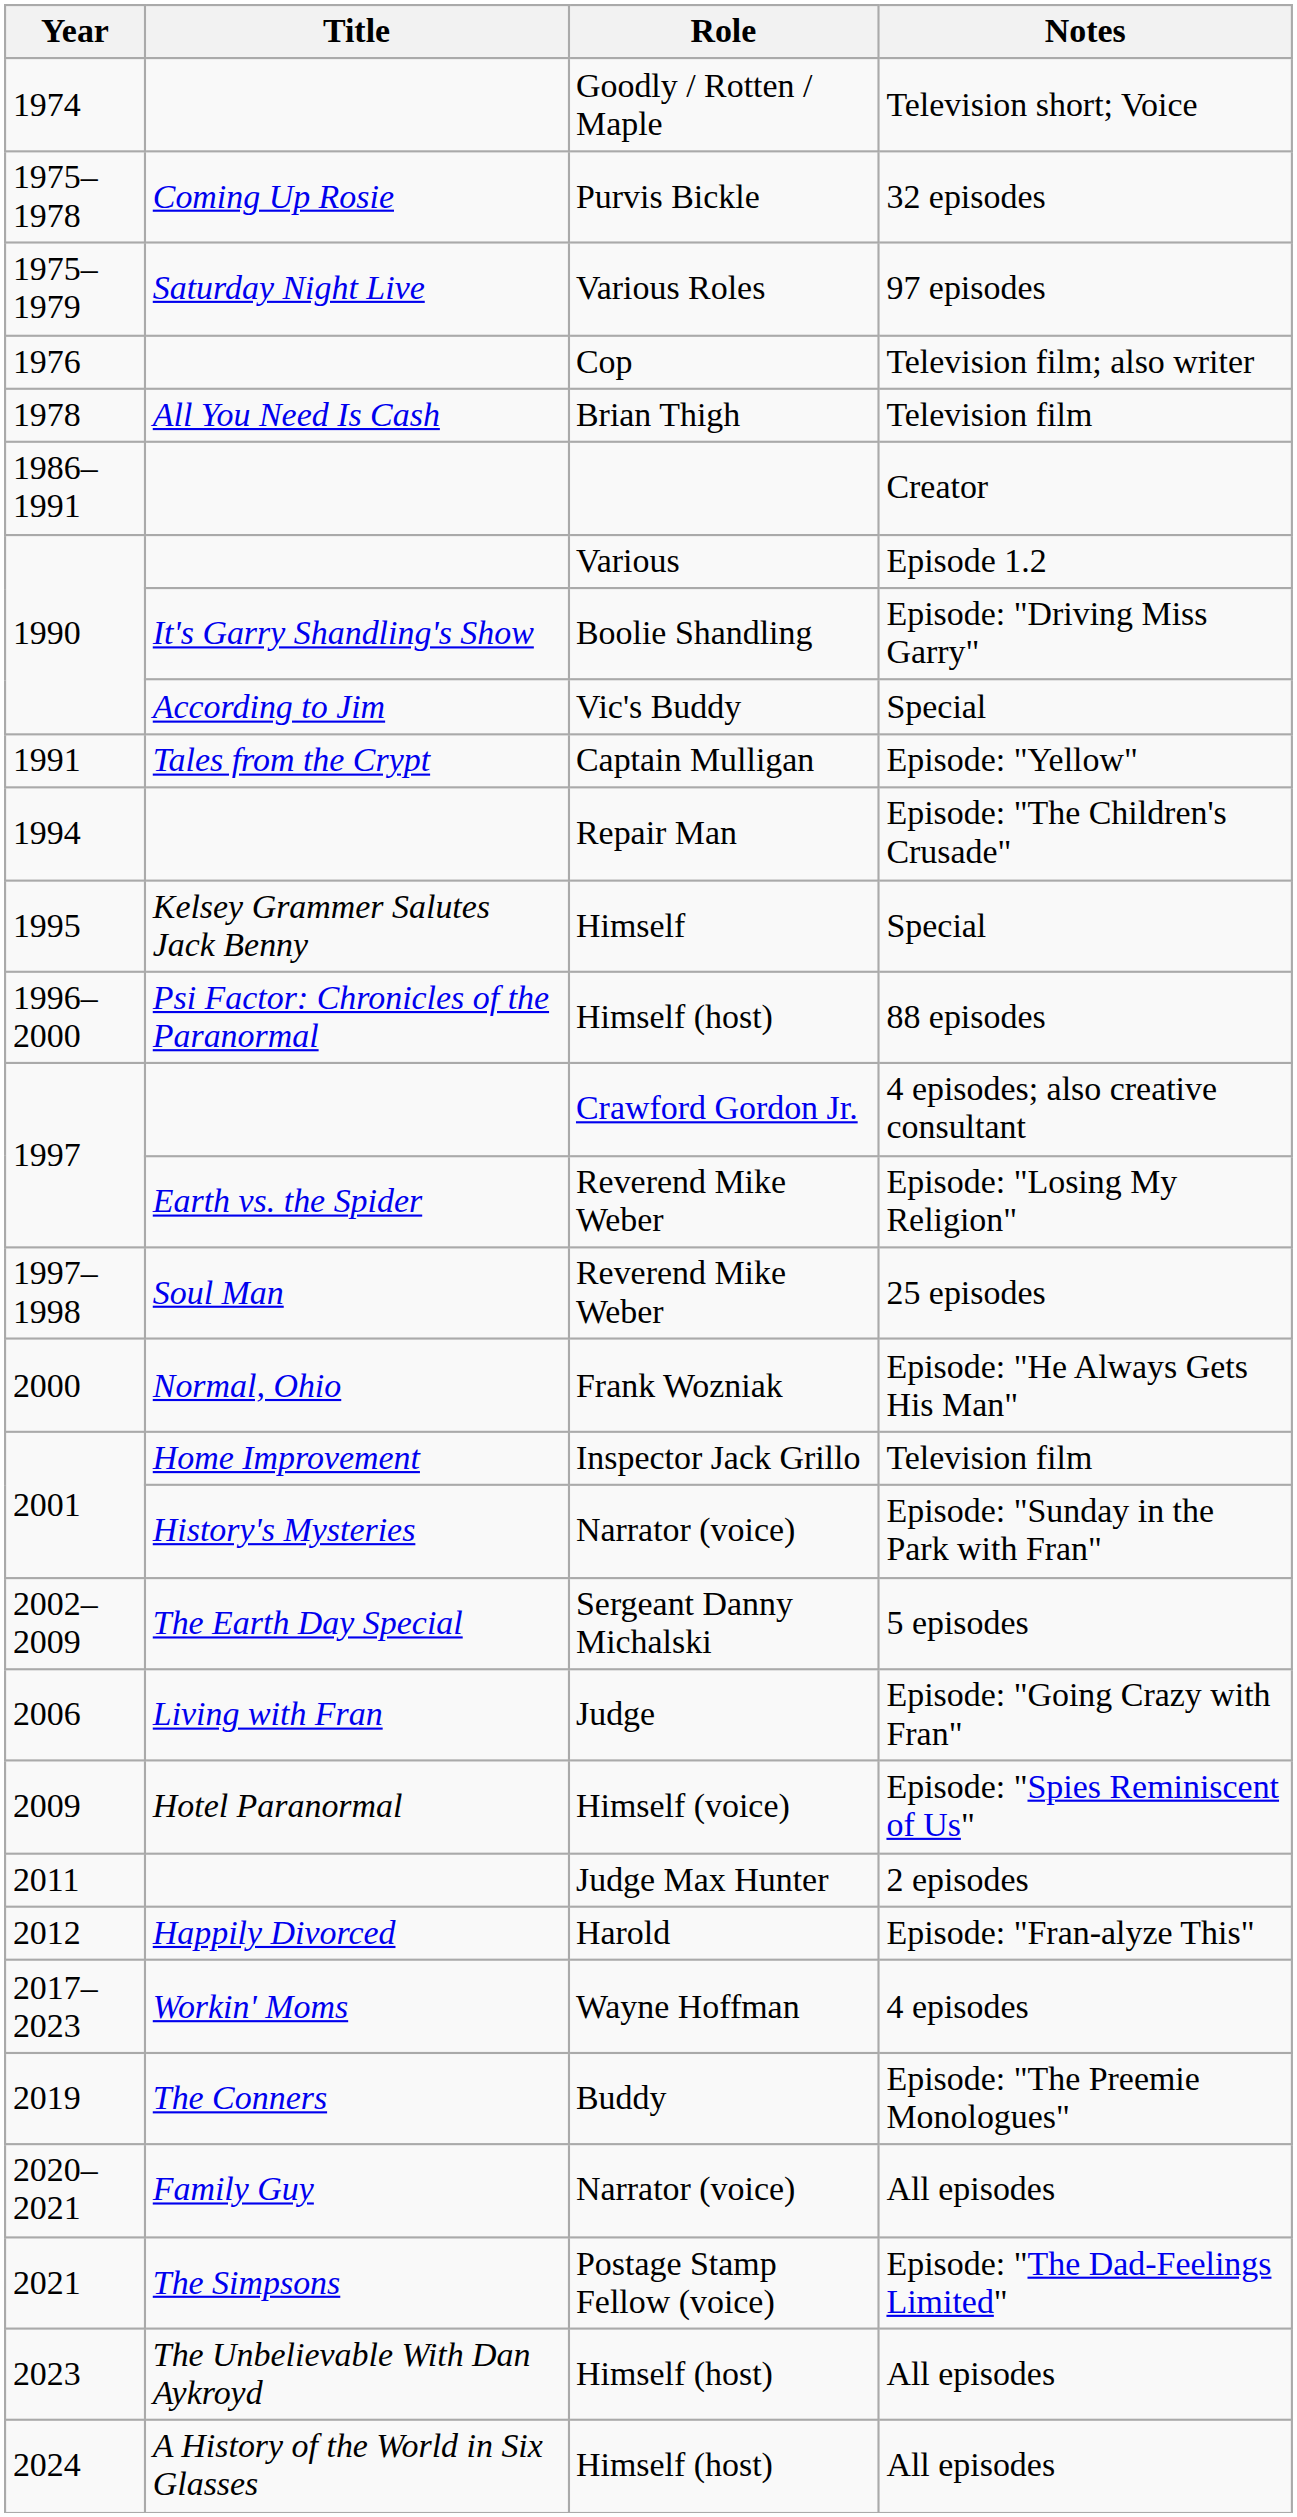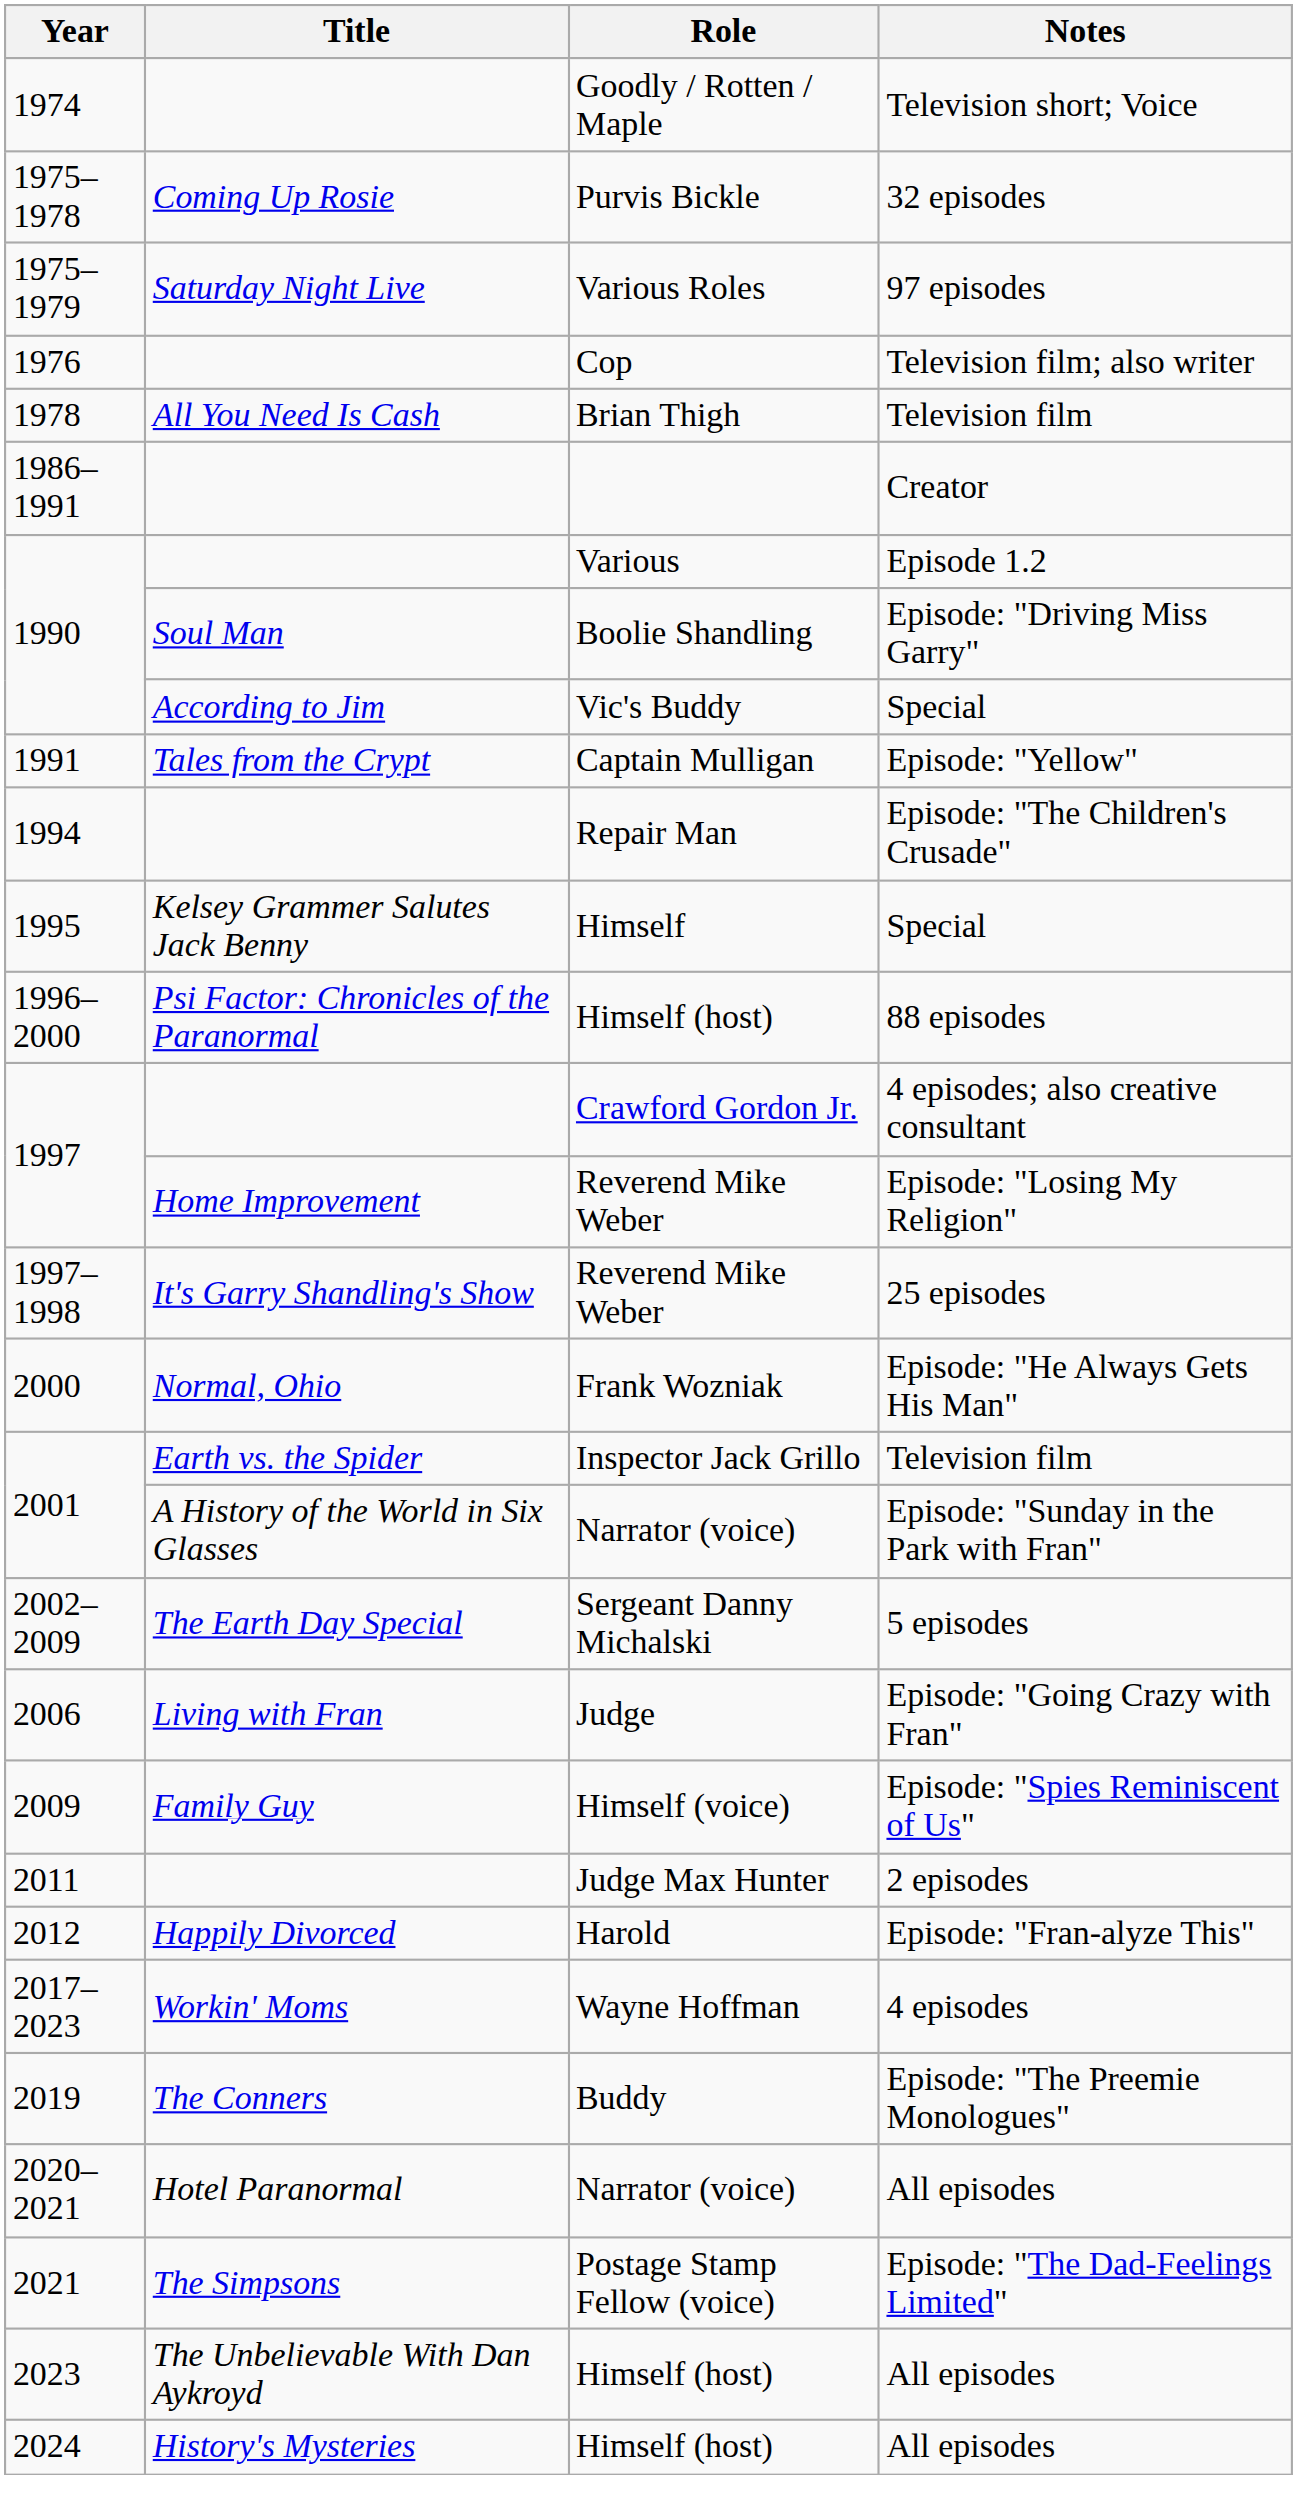(343, 633) It's Garry Shandling's Show -> (218, 633) Soul Man
(287, 1200) Earth vs. the Spider -> (286, 1200) Home Improvement
(218, 1292) Soul Man -> (343, 1292) It's Garry Shandling's Show
(286, 1457) Home Improvement -> (287, 1457) Earth vs. the Spider
(284, 1530) History's Mysteries -> (348, 1530) A History of the World in Six Glasses
(278, 1806) Hotel Paranormal -> (233, 1806) Family Guy
(233, 2189) Family Guy -> (278, 2189) Hotel Paranormal
(348, 2465) A History of the World in Six Glasses -> (284, 2446) History's Mysteries
